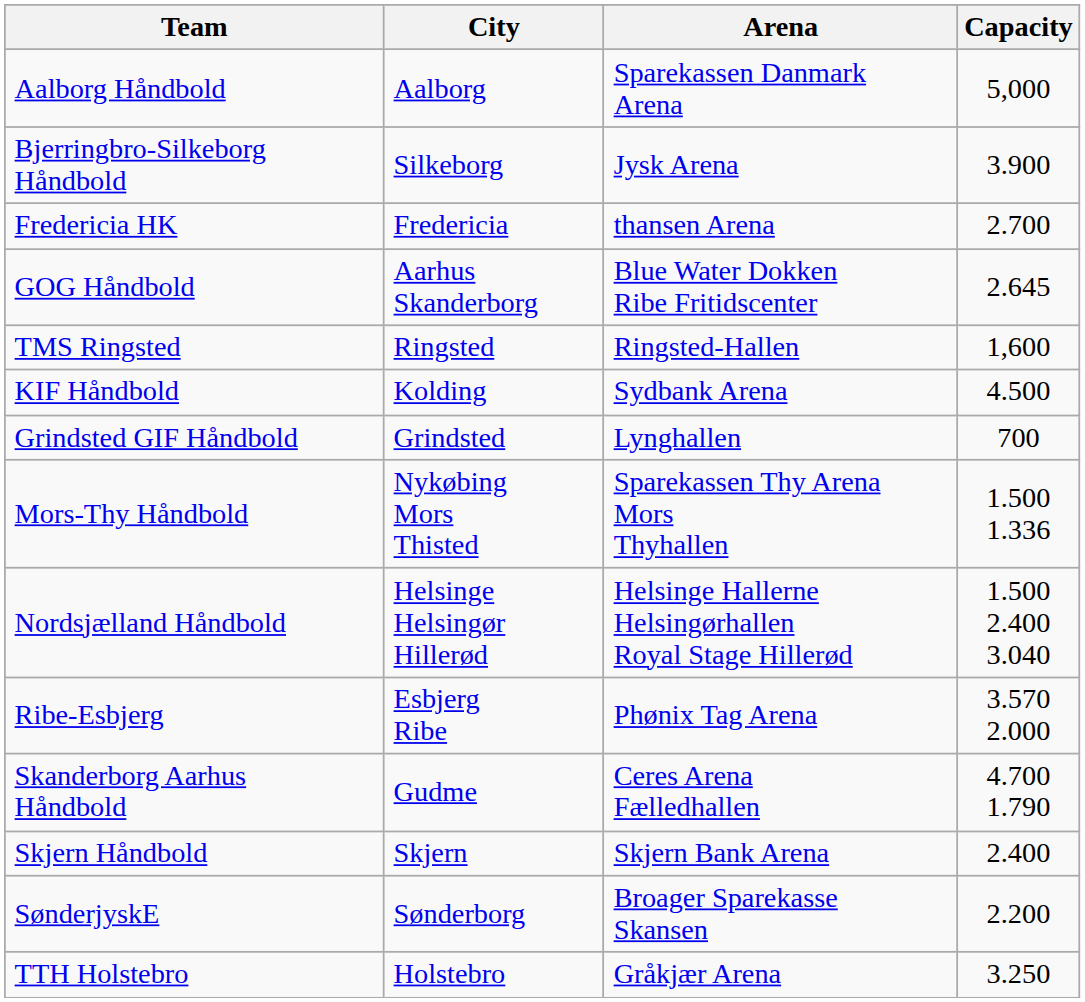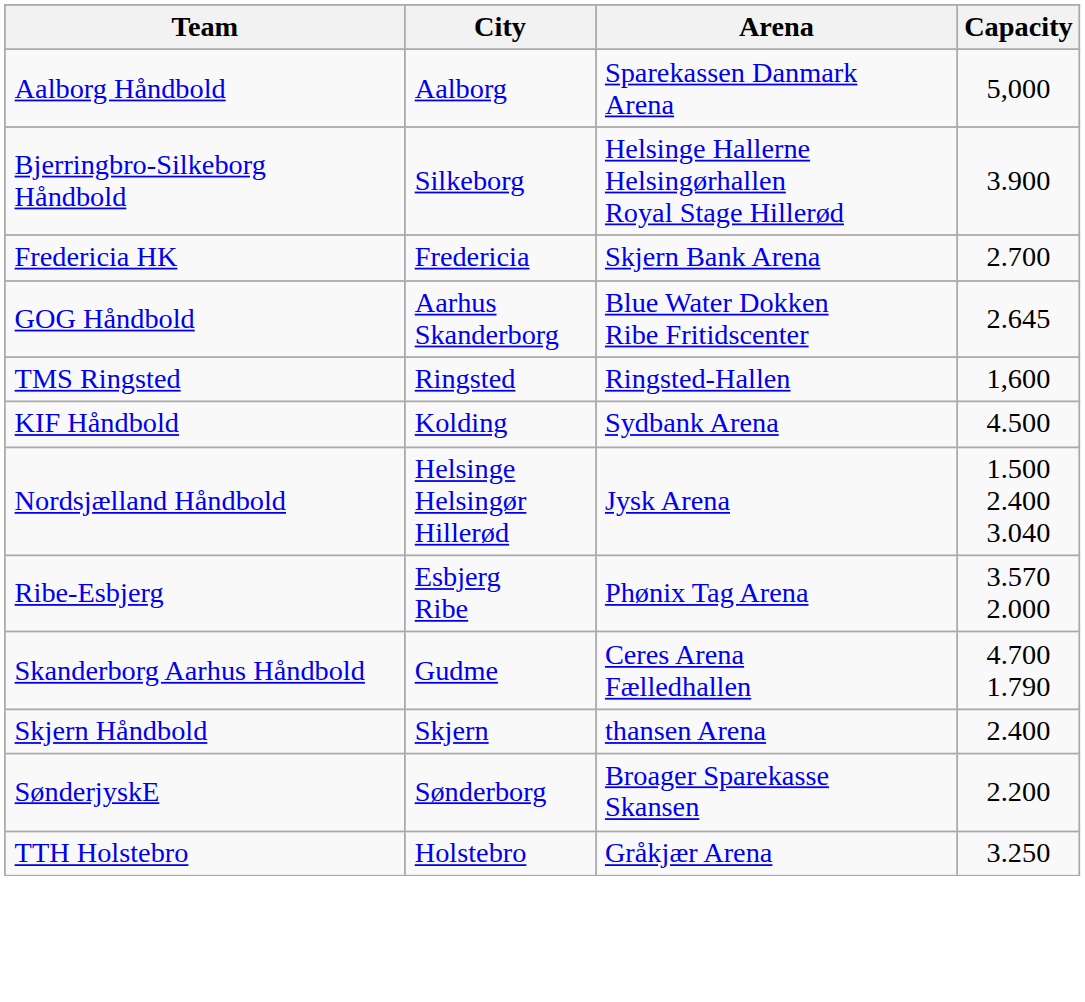(676, 164) Jysk Arena -> (724, 180) Helsinge Hallerne Helsingørhallen Royal Stage Hillerød
(694, 225) thansen Arena -> (713, 257) Skjern Bank Arena
- row: (156, 436)
- row: (131, 513)
(733, 622) Helsinge Hallerne Helsingørhallen Royal Stage Hillerød -> (667, 500) Jysk Arena
(721, 852) Skjern Bank Arena -> (686, 730) thansen Arena
